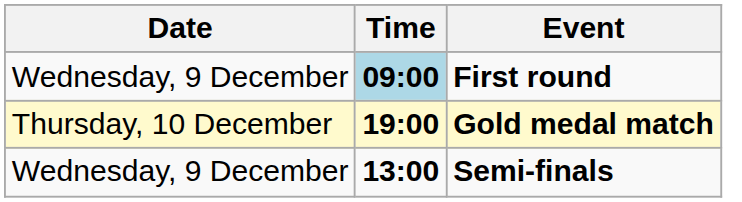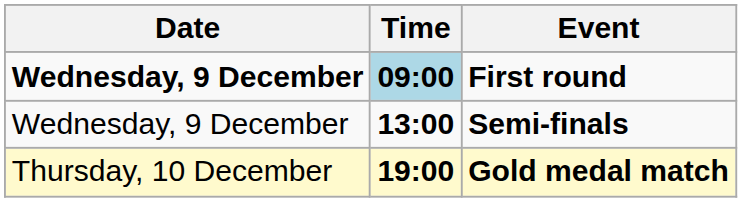(180, 76) normal -> (188, 76) bold
rows swapped: (533, 171) <-> (584, 123)
